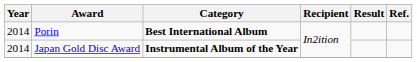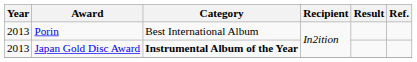(18, 31) 2014 -> (18, 31) 2013
(206, 31) bold -> (202, 31) normal
(18, 48) 2014 -> (18, 48) 2013
